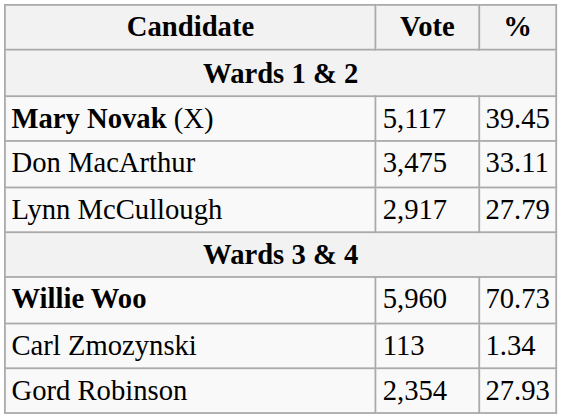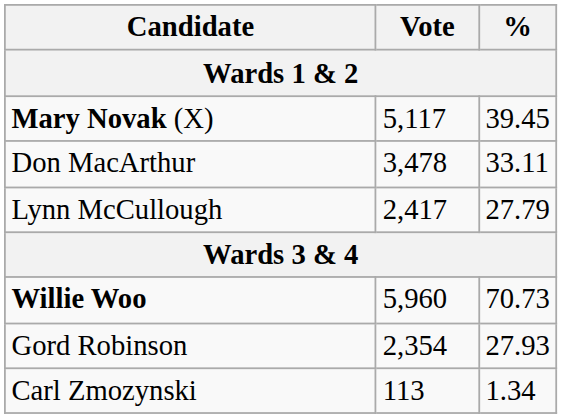(415, 163) 3,475 -> (415, 163) 3,478
(415, 208) 2,917 -> (415, 208) 2,417
rows swapped: (99, 390) <-> (104, 345)
